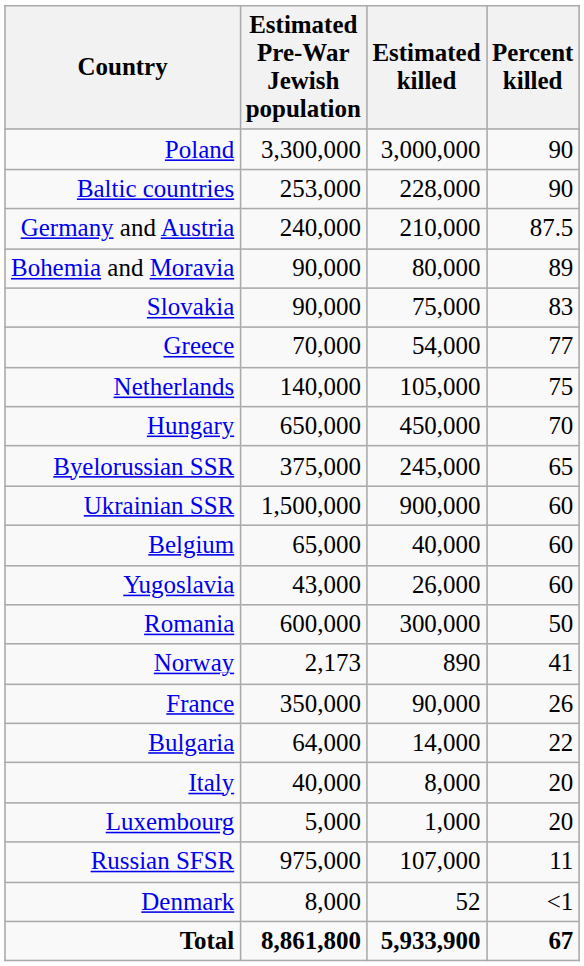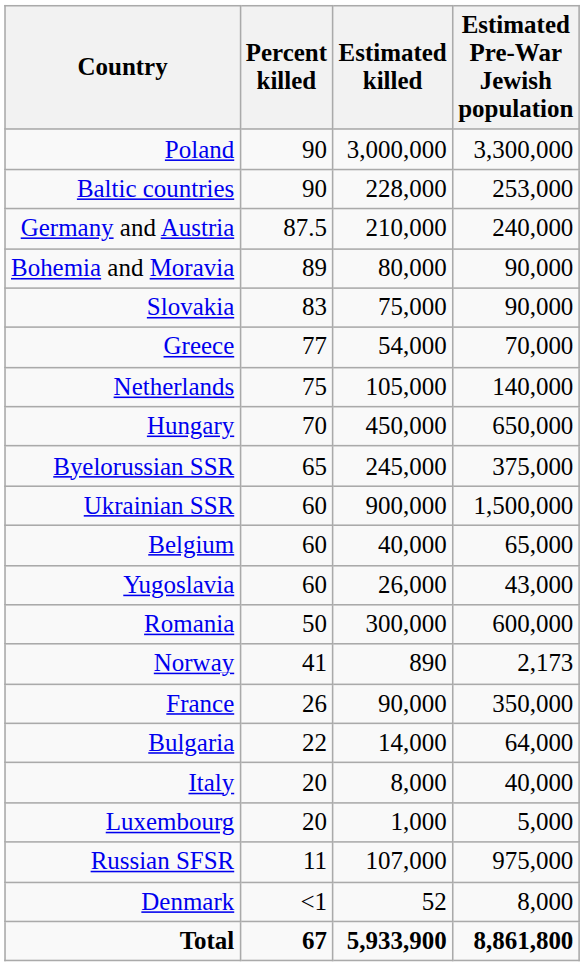columns swapped: (303, 67) <-> (533, 67)
